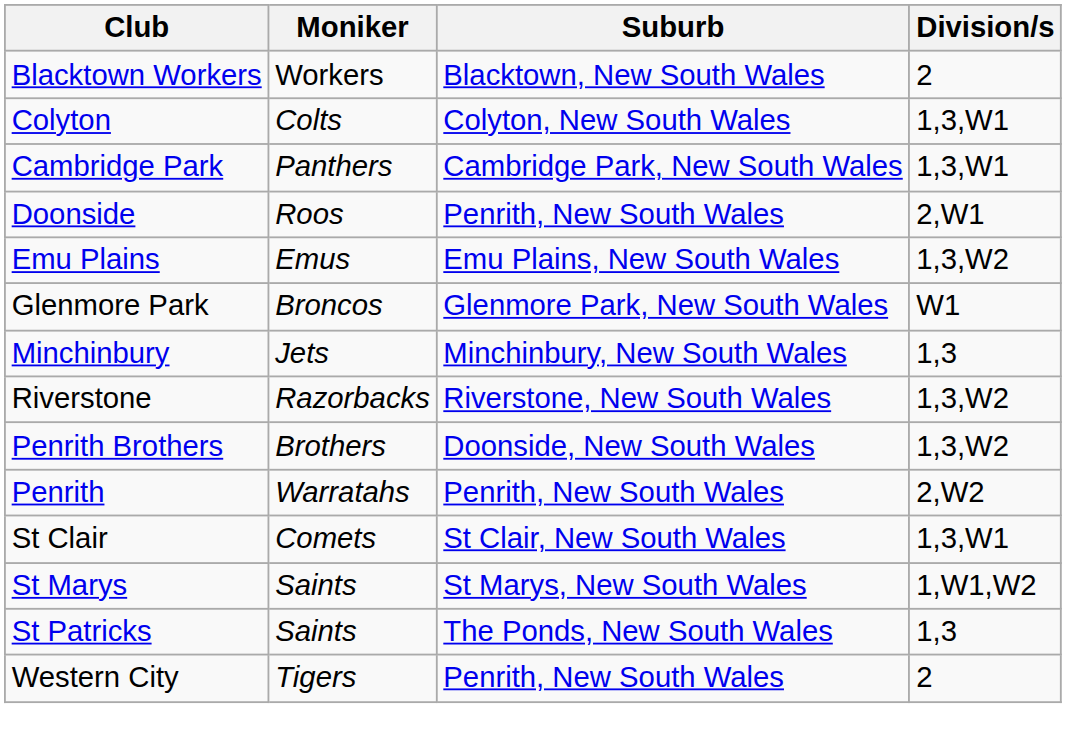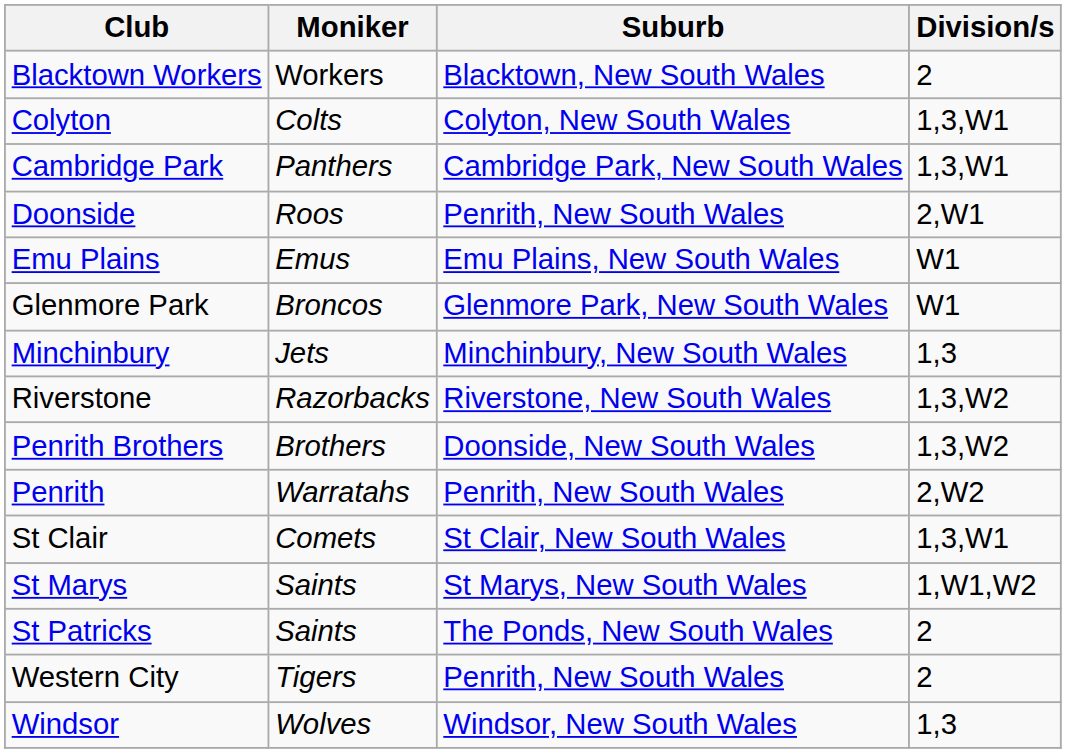(963, 259) 1,3,W2 -> (938, 259) W1
(937, 631) 1,3 -> (924, 631) 2
+ row: (65, 724)
